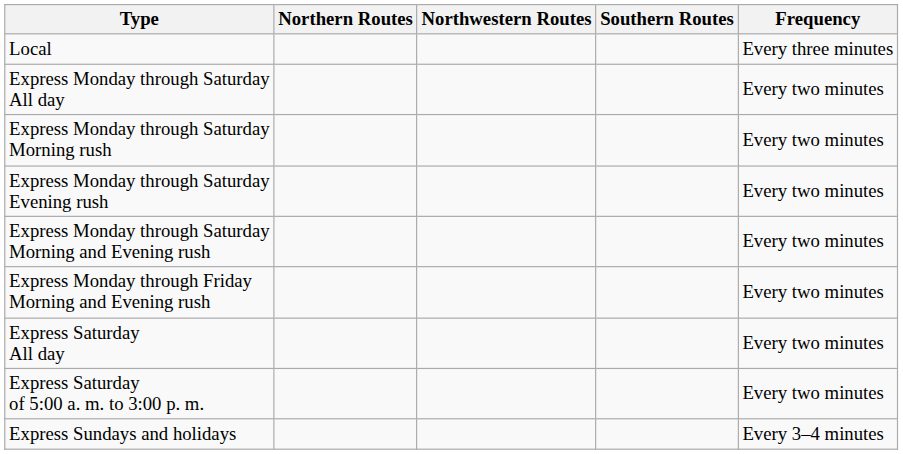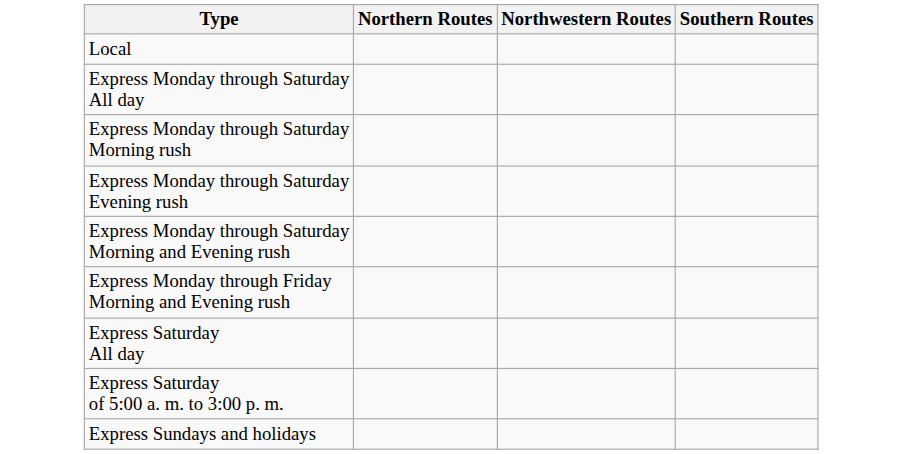- column: (818, 19)
